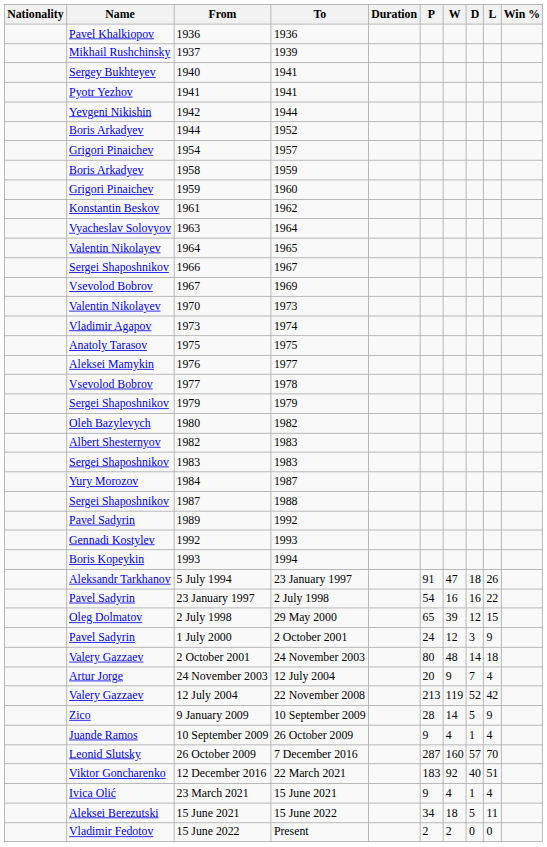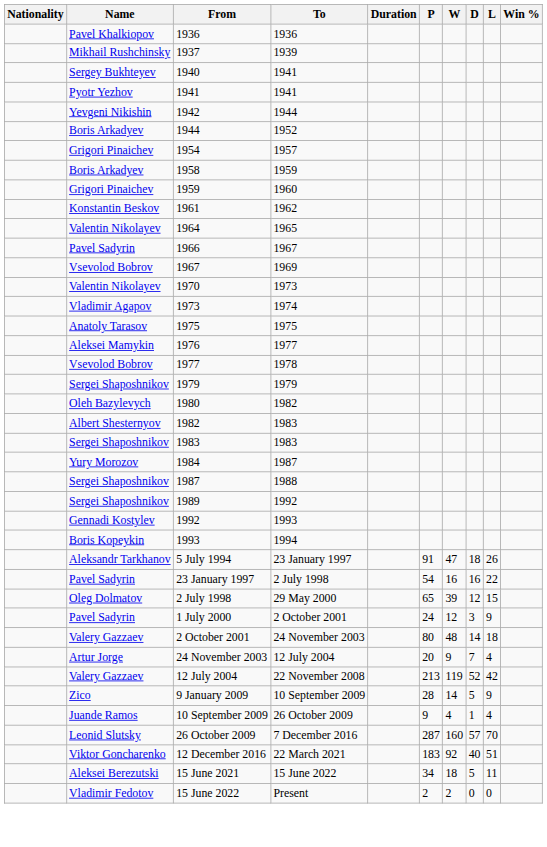- row: (188, 228)
(119, 267) Sergei Shaposhnikov -> (102, 248) Pavel Sadyrin
(102, 520) Pavel Sadyrin -> (119, 501) Sergei Shaposhnikov
- row: (213, 793)
